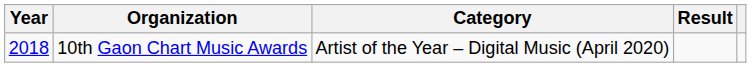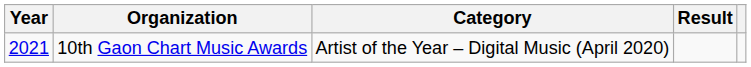(29, 47) 2018 -> (29, 47) 2021
